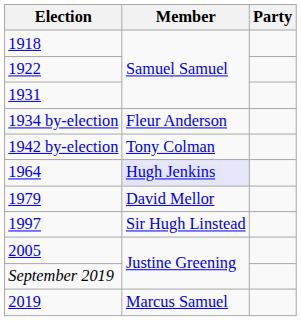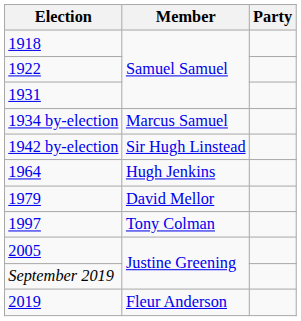(176, 120) Fleur Anderson -> (177, 120) Marcus Samuel
(170, 146) Tony Colman -> (186, 146) Sir Hugh Linstead
(171, 172) lavender background -> (171, 172) no background
(186, 224) Sir Hugh Linstead -> (170, 224) Tony Colman
(177, 302) Marcus Samuel -> (176, 302) Fleur Anderson
